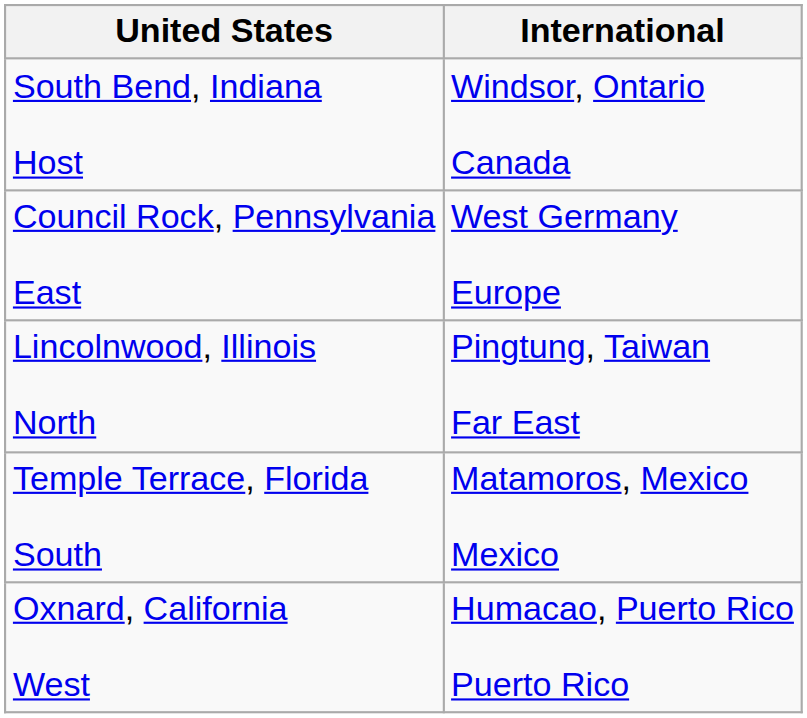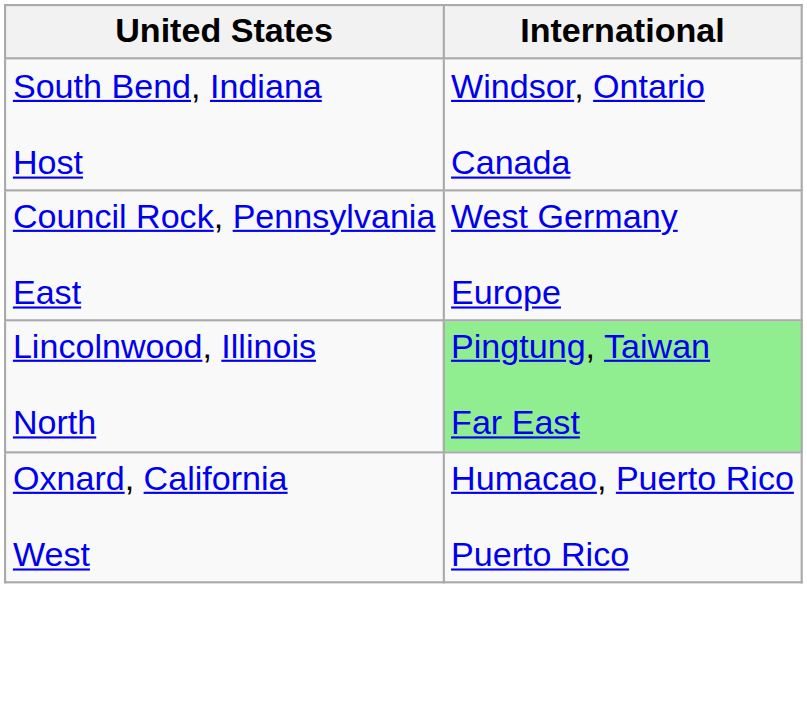(581, 385) no background -> (581, 385) lightgreen background
- row: (191, 516)
